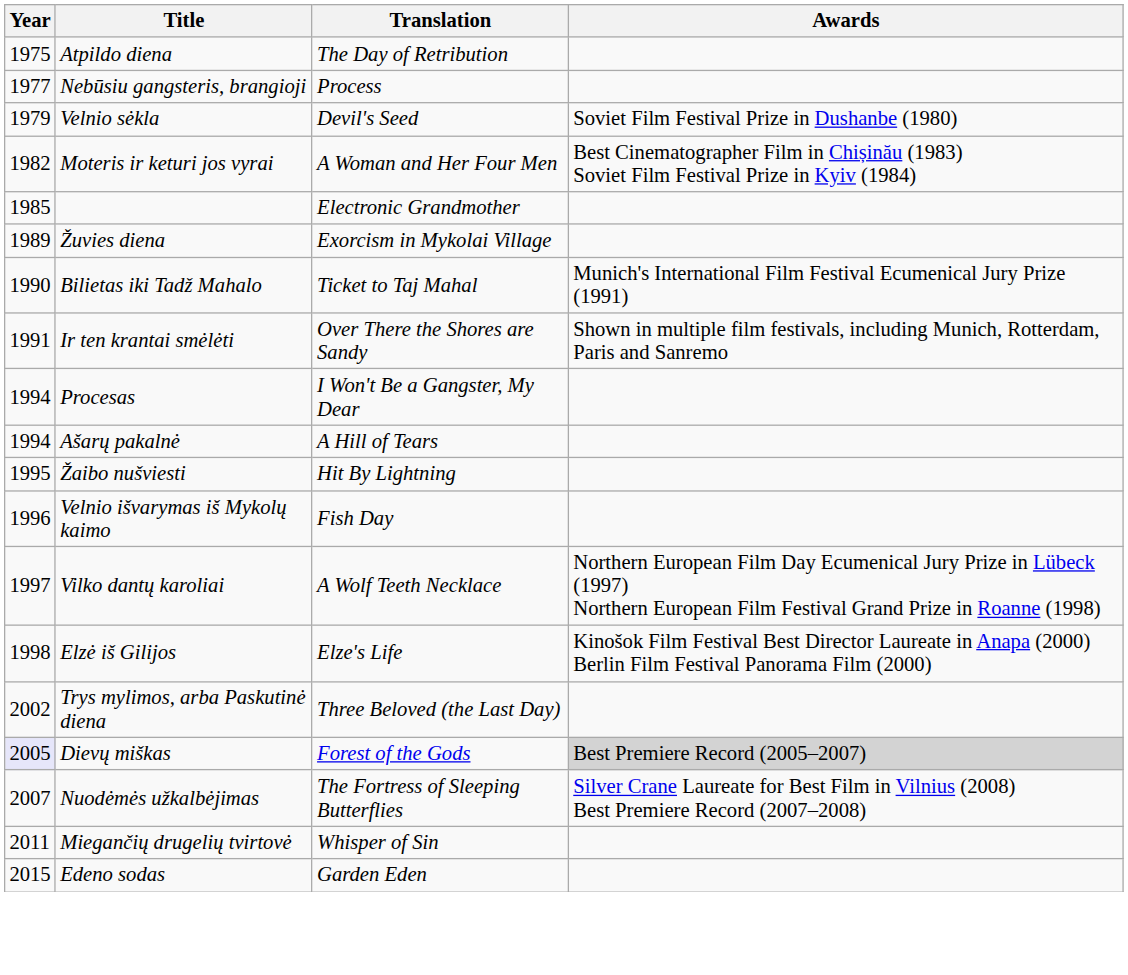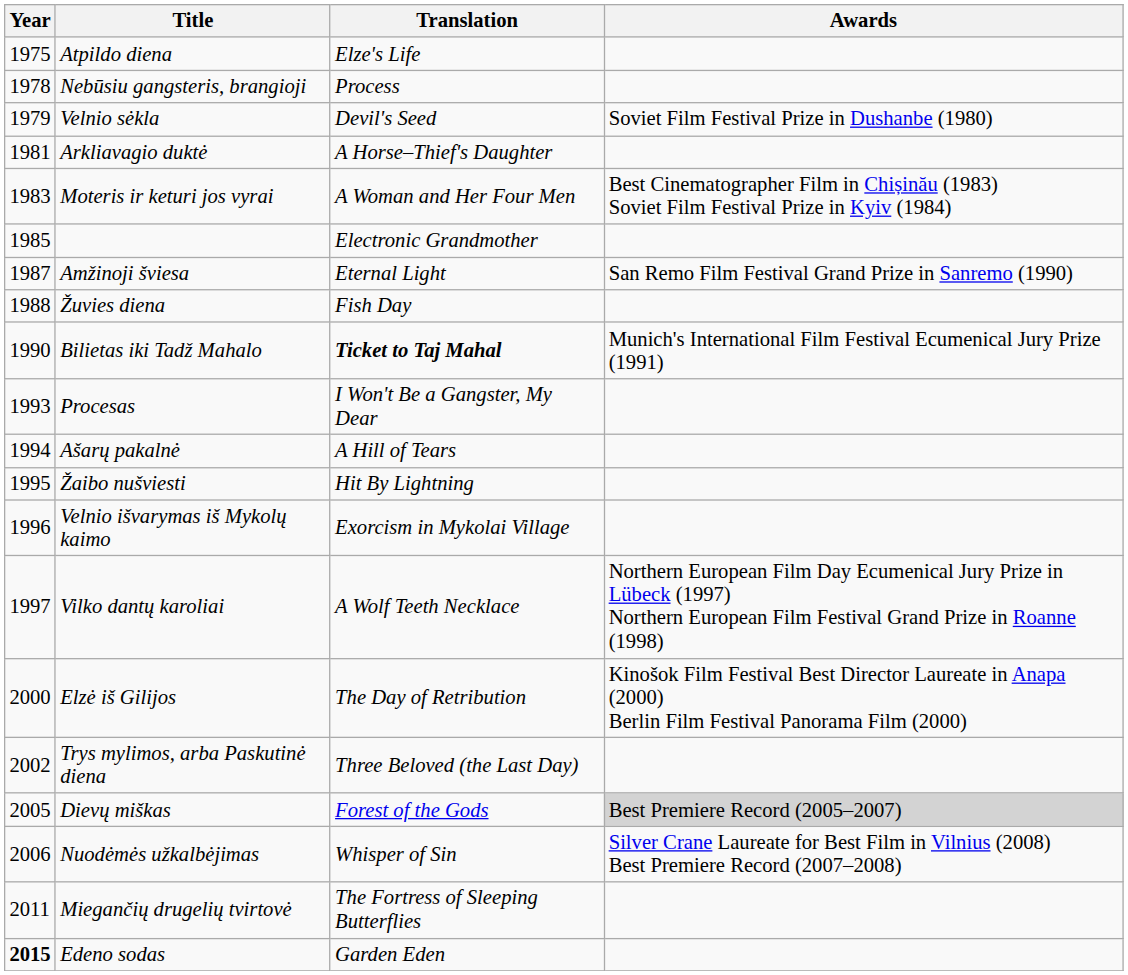(412, 53) The Day of Retribution -> (378, 53) Elze's Life
(30, 86) 1977 -> (30, 86) 1978
+ row: (134, 151)
(30, 163) 1982 -> (30, 196) 1983
+ row: (125, 273)
(30, 240) 1989 -> (30, 305) 1988
(434, 240) Exorcism in Mykolai Village -> (373, 305) Fish Day
(397, 284) normal -> (418, 350) bold
- row: (147, 340)
(30, 396) 1994 -> (30, 406) 1993
(355, 518) Fish Day -> (452, 527) Exorcism in Mykolai Village
(30, 653) 1998 -> (30, 697) 2000
(360, 653) Elze's Life -> (431, 697) The Day of Retribution
(30, 753) lavender background -> (30, 809) no background
(30, 797) 2007 -> (30, 853) 2006
(418, 797) The Fortress of Sleeping Butterflies -> (396, 853) Whisper of Sin
(378, 842) Whisper of Sin -> (436, 909) The Fortress of Sleeping Butterflies
(30, 875) normal -> (30, 954) bold
